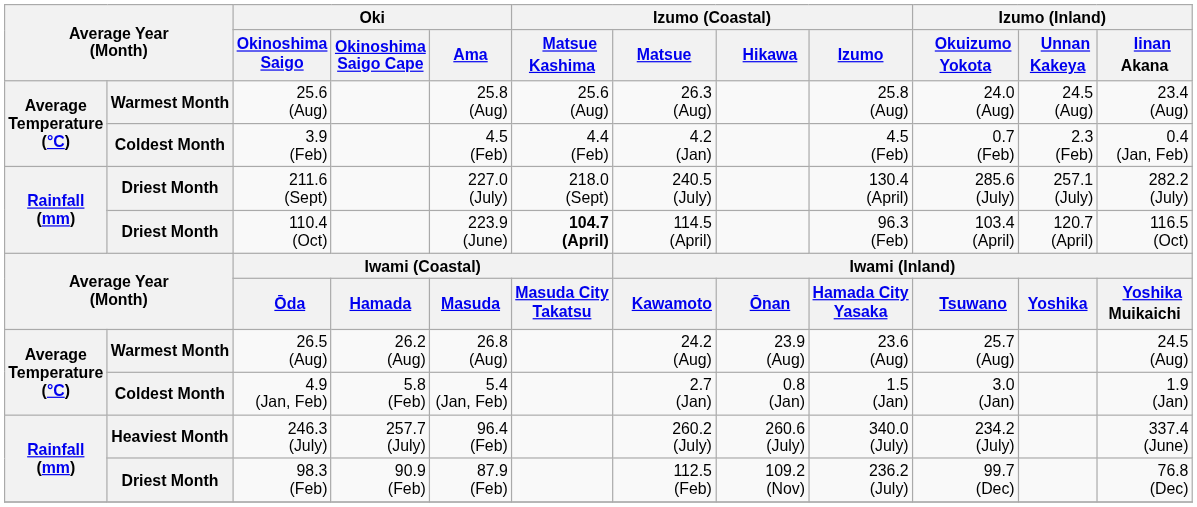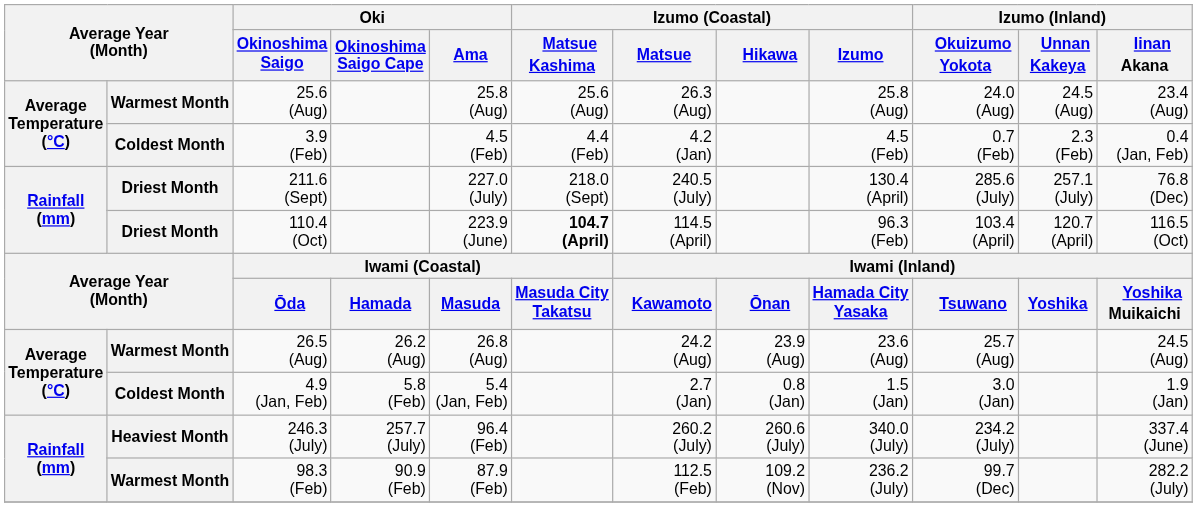(1169, 189) 282.2 (July) -> (1169, 189) 76.8 (Dec)
(170, 480) Driest Month -> (170, 480) Warmest Month
(1169, 480) 76.8 (Dec) -> (1169, 480) 282.2 (July)
